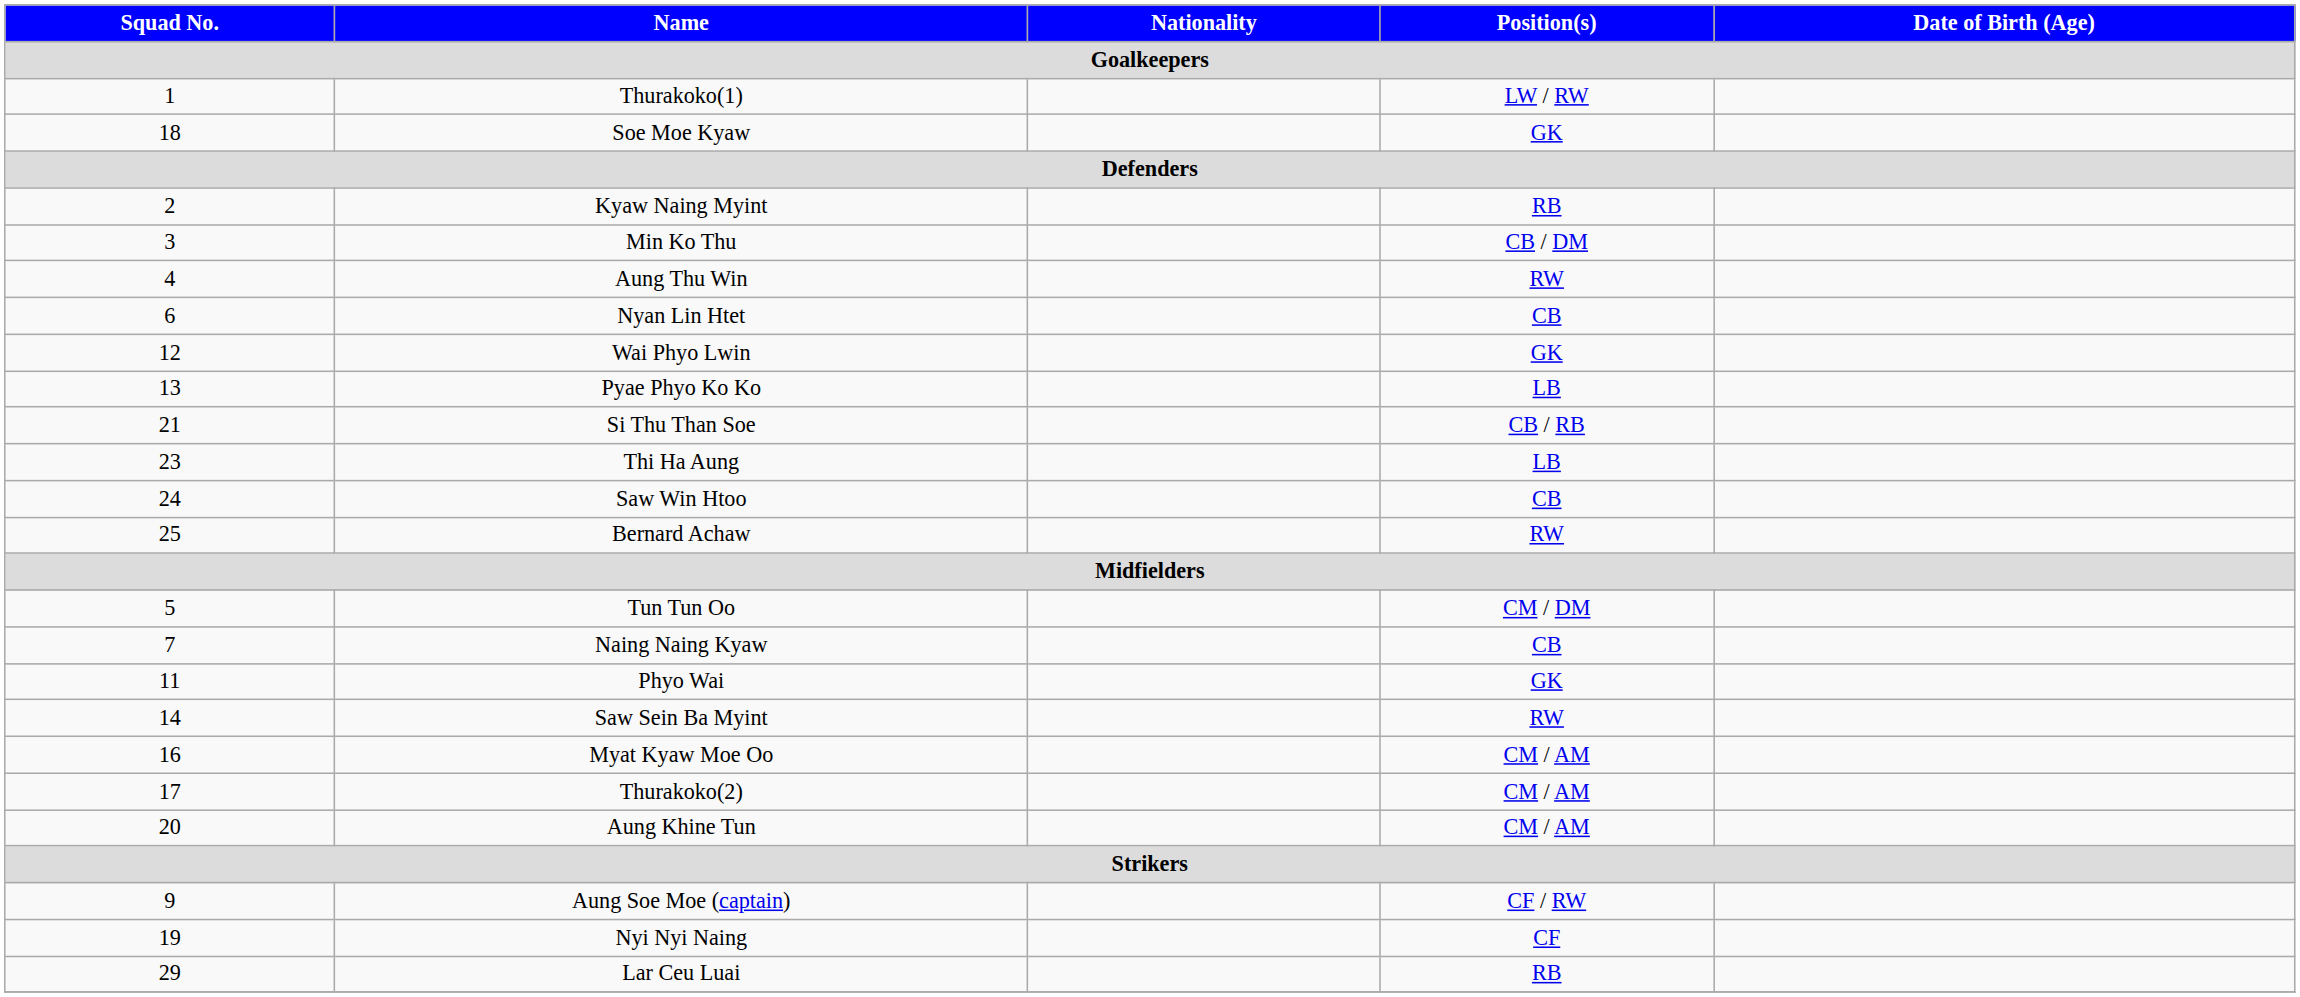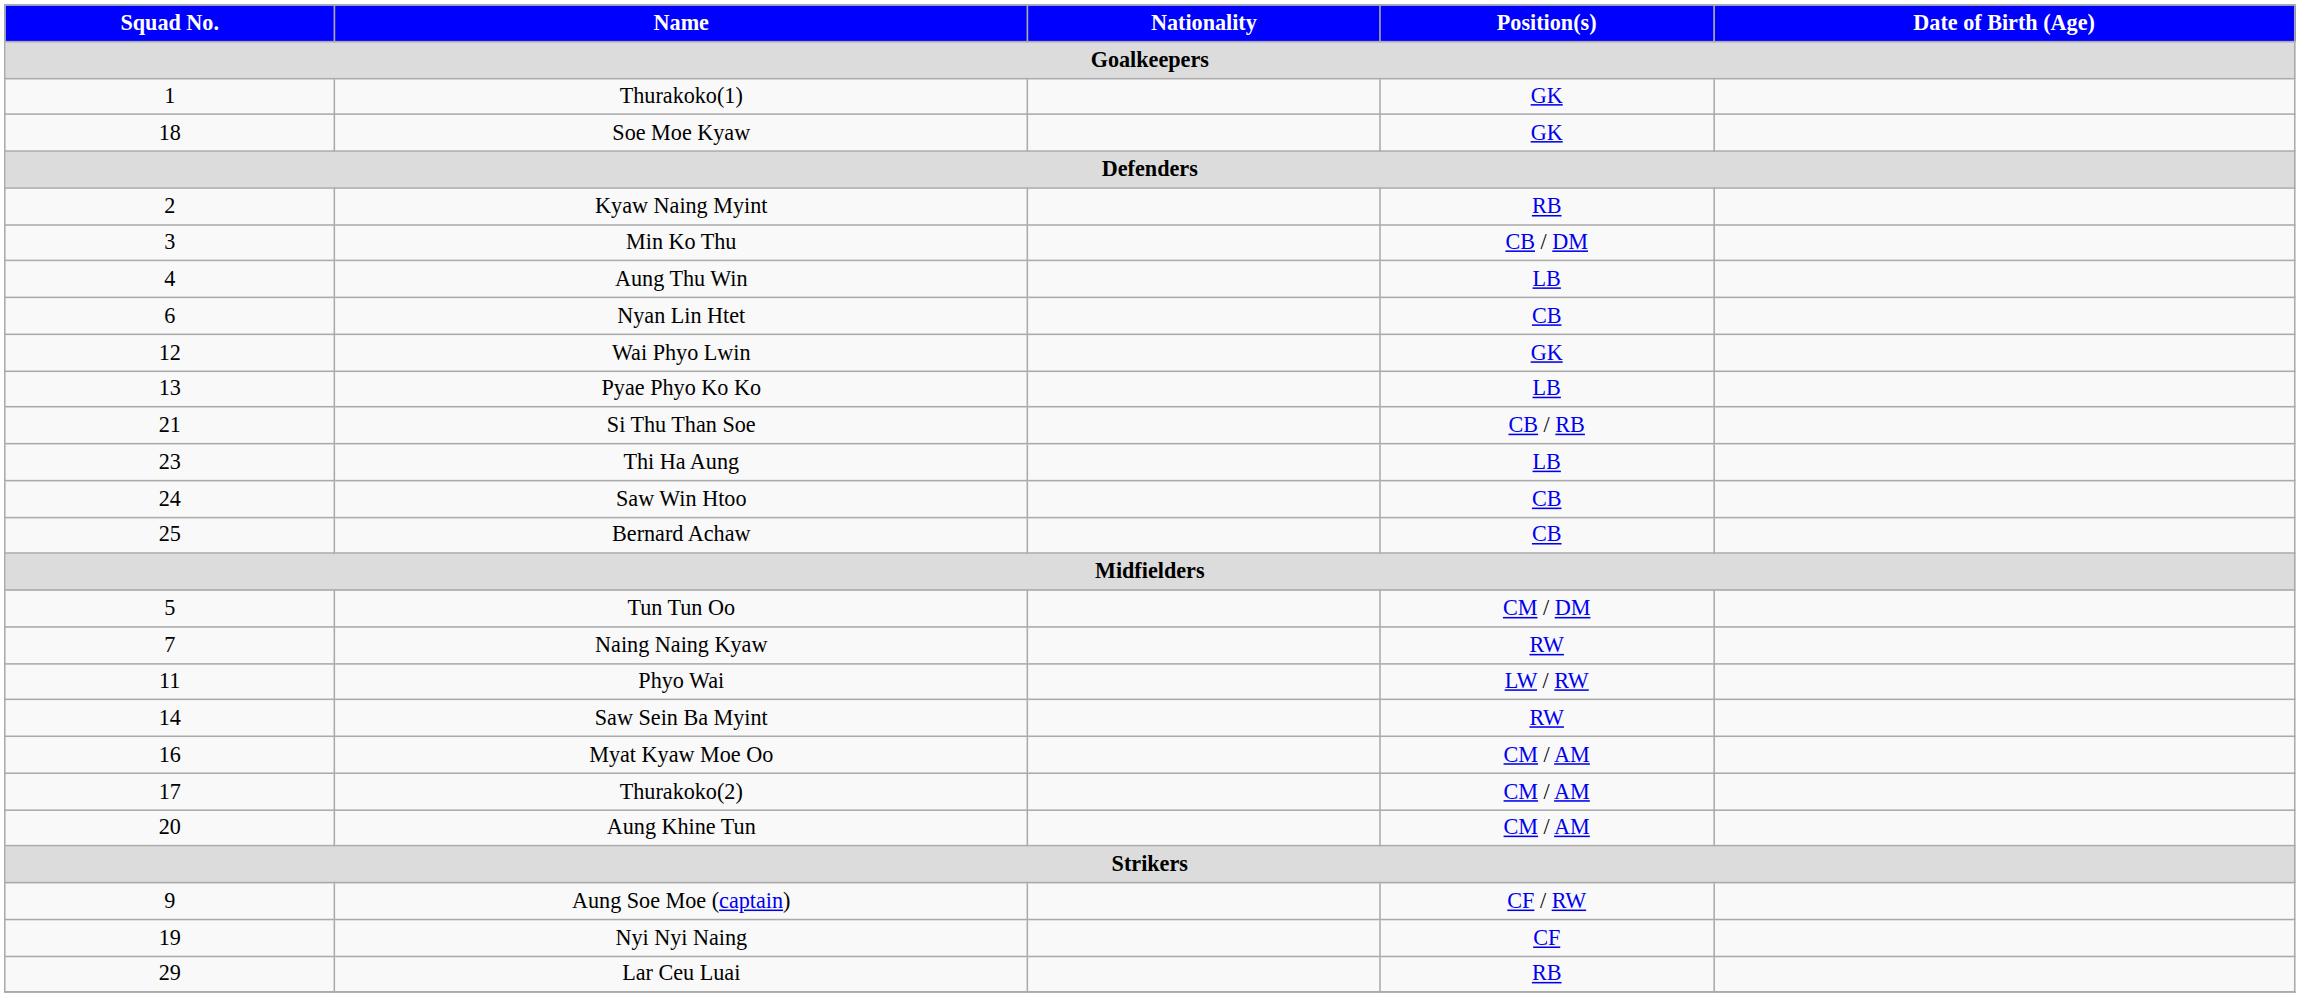(1547, 96) LW / RW -> (1547, 96) GK
(1547, 279) RW -> (1547, 279) LB
(1547, 535) RW -> (1547, 535) CB
(1547, 644) CB -> (1547, 644) RW
(1547, 681) GK -> (1547, 681) LW / RW
